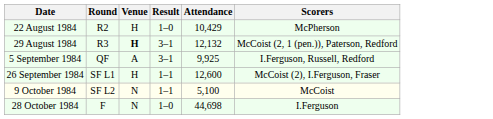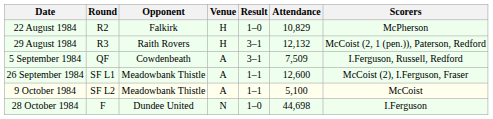+ column: (163, 12)
(208, 28) 10,429 -> (296, 28) 10,829
(135, 43) bold -> (223, 43) normal
(208, 59) 9,925 -> (296, 59) 7,509
(135, 75) H -> (223, 75) A
(135, 91) N -> (223, 91) A
